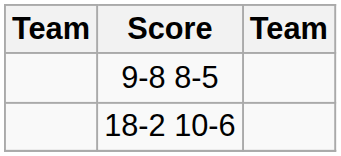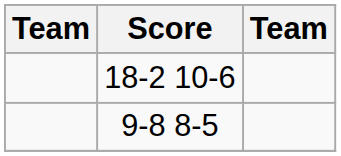rows swapped: (170, 77) <-> (170, 126)
